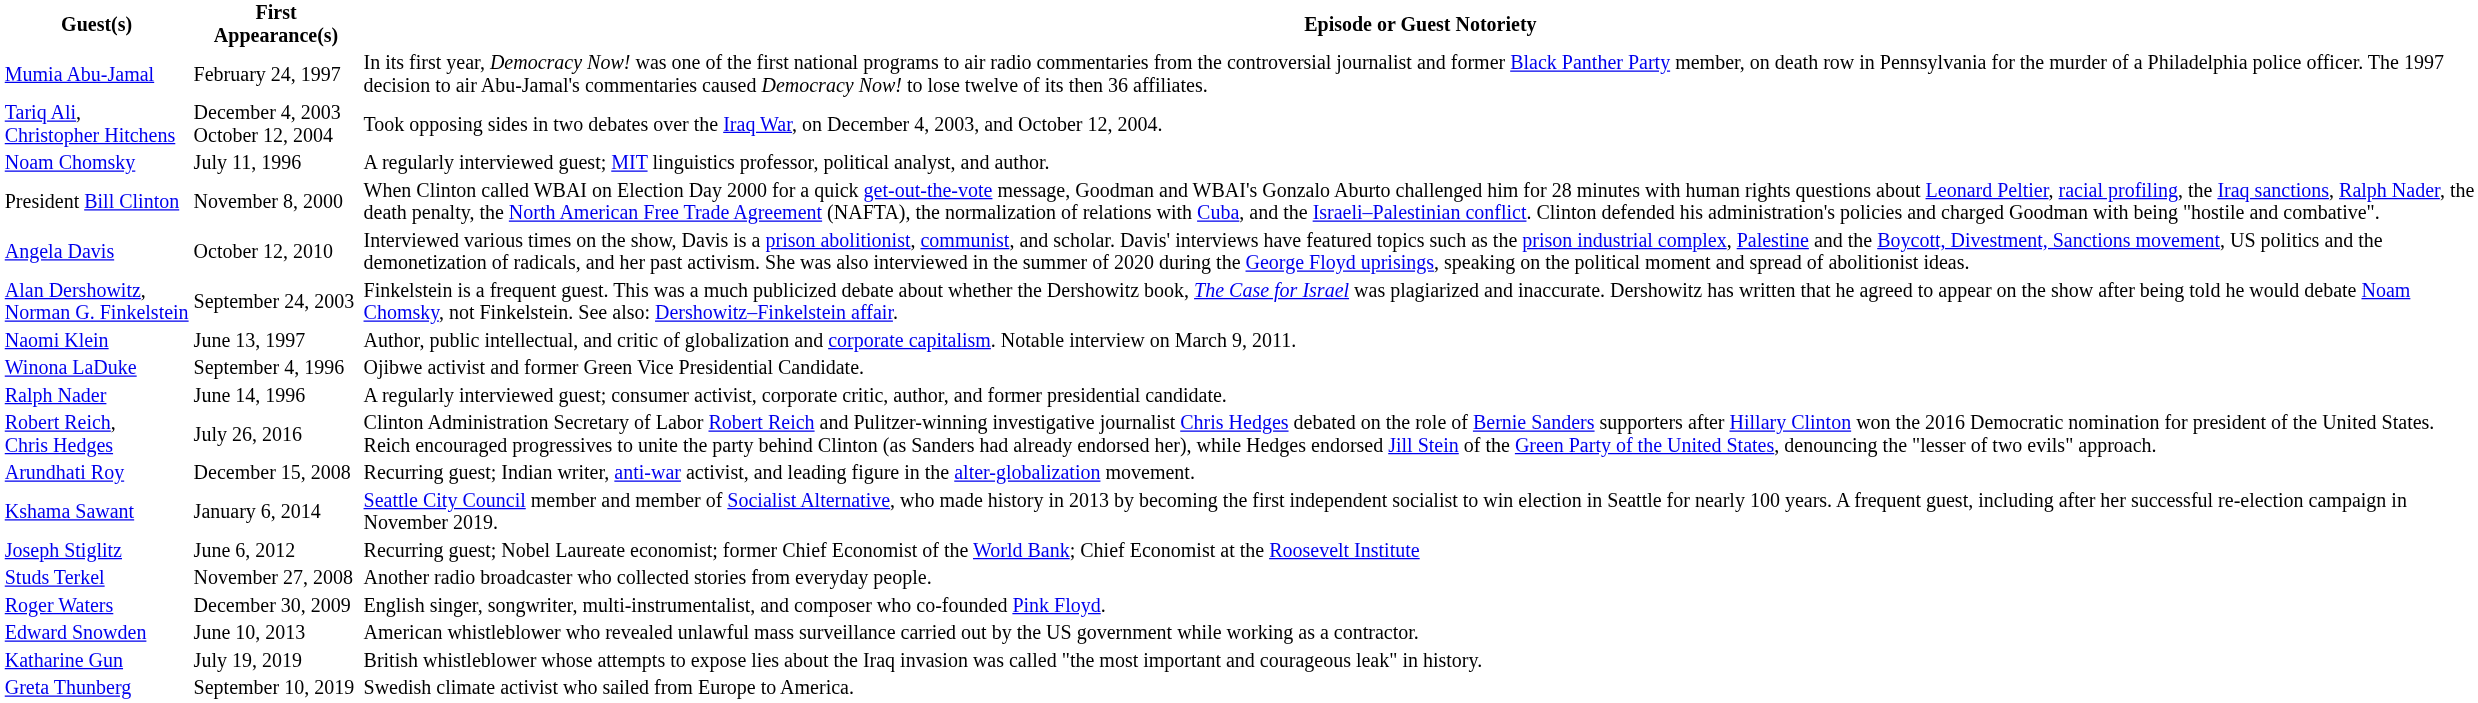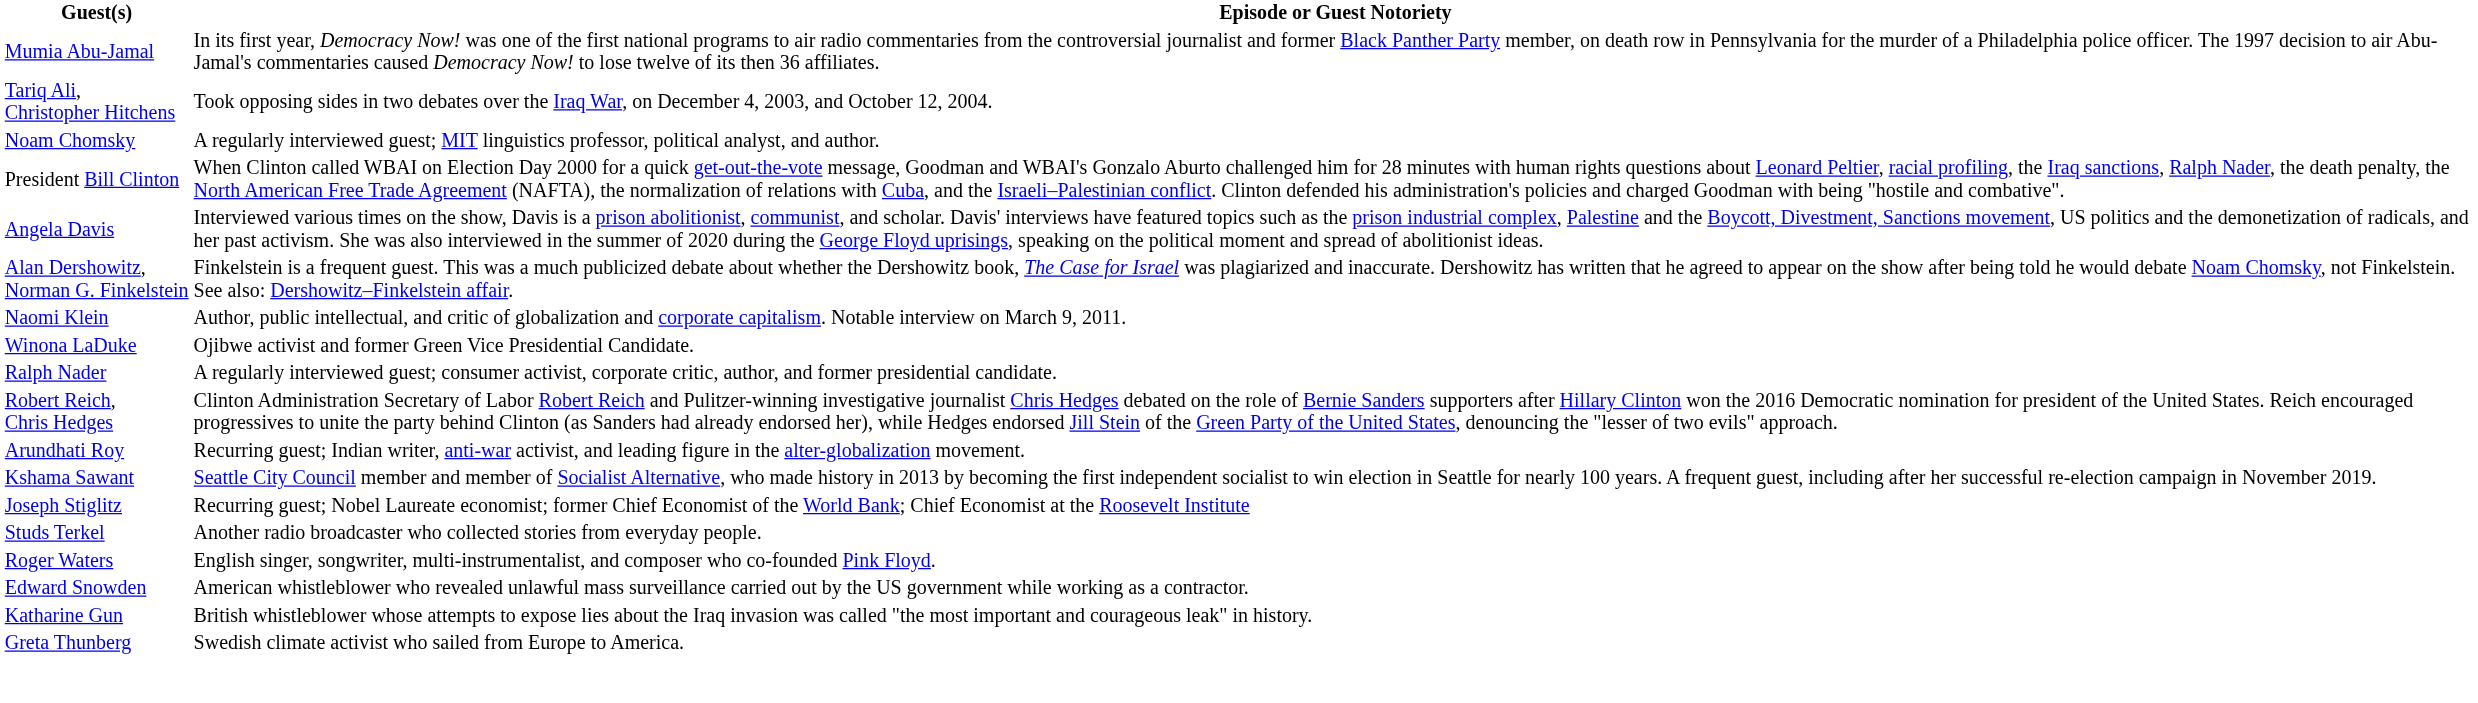- column: (276, 24)
